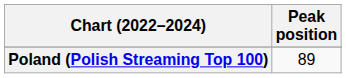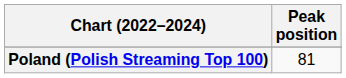(306, 60) 89 -> (306, 60) 81
